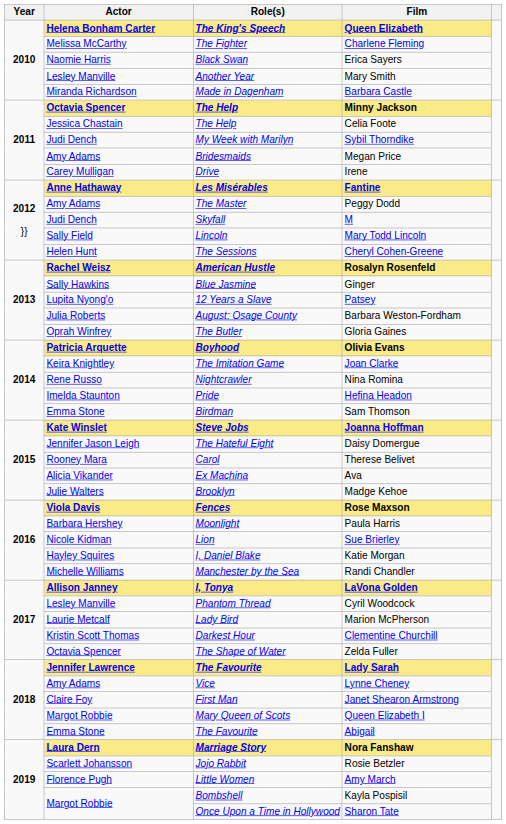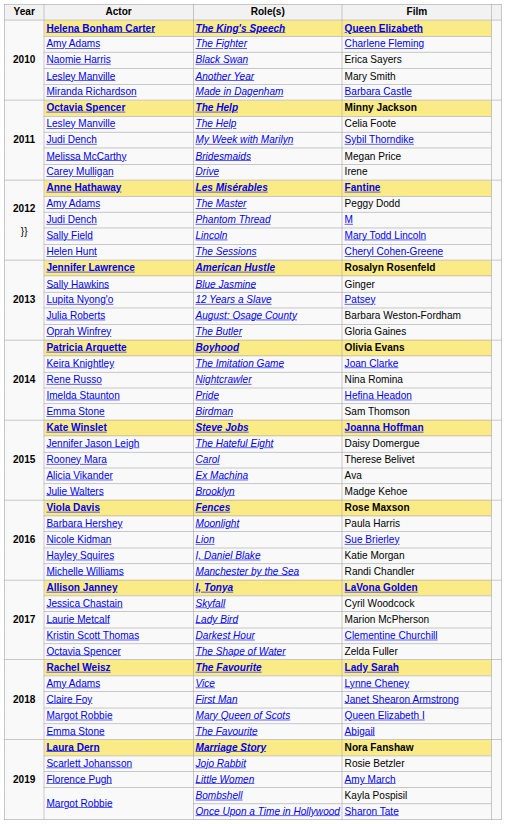(86, 44) Melissa McCarthy -> (73, 44) Amy Adams
(84, 124) Jessica Chastain -> (81, 124) Lesley Manville
(73, 156) Amy Adams -> (86, 156) Melissa McCarthy
(210, 220) Skyfall -> (233, 220) Phantom Thread
(79, 268) Rachel Weisz -> (91, 268) Jennifer Lawrence
(81, 603) Lesley Manville -> (84, 603) Jessica Chastain
(233, 603) Phantom Thread -> (210, 603) Skyfall
(91, 667) Jennifer Lawrence -> (79, 667) Rachel Weisz
